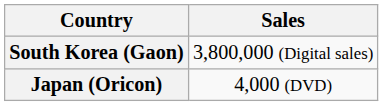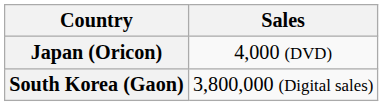rows swapped: (96, 52) <-> (96, 84)
